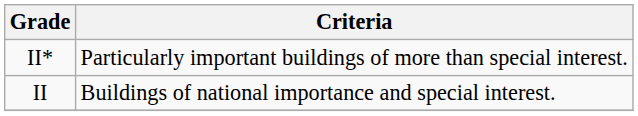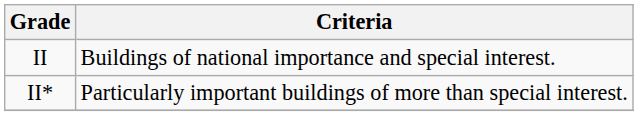rows swapped: (40, 57) <-> (40, 92)
